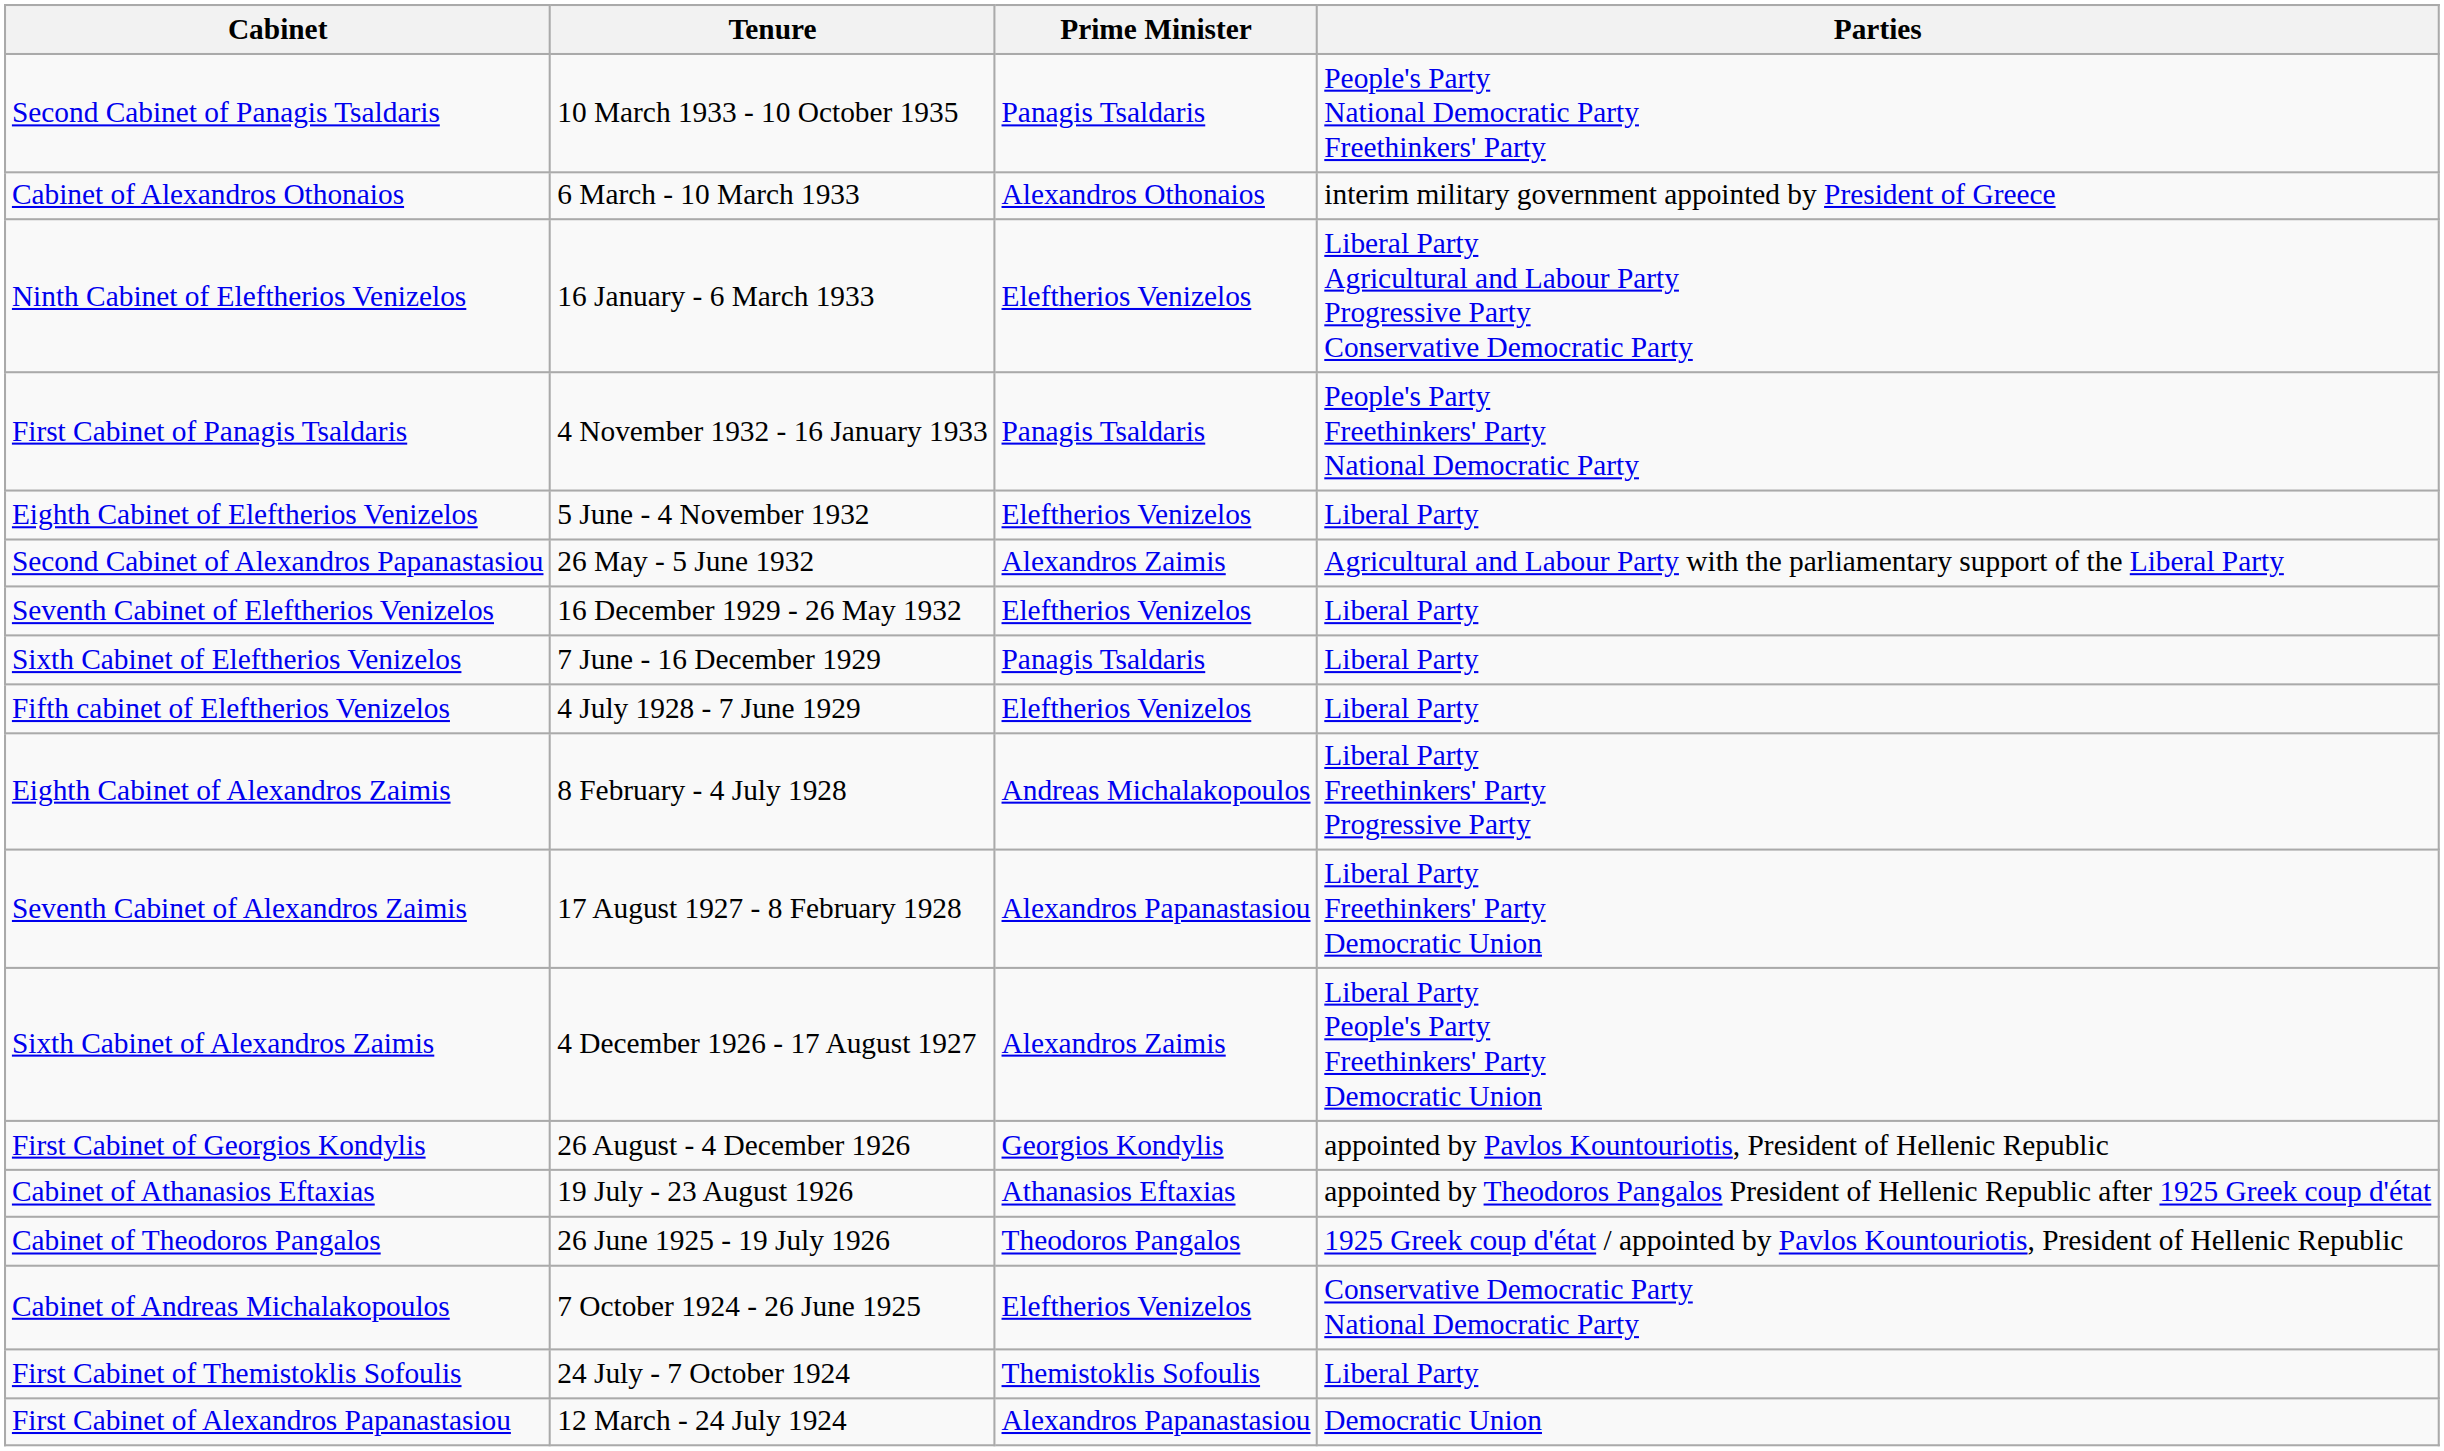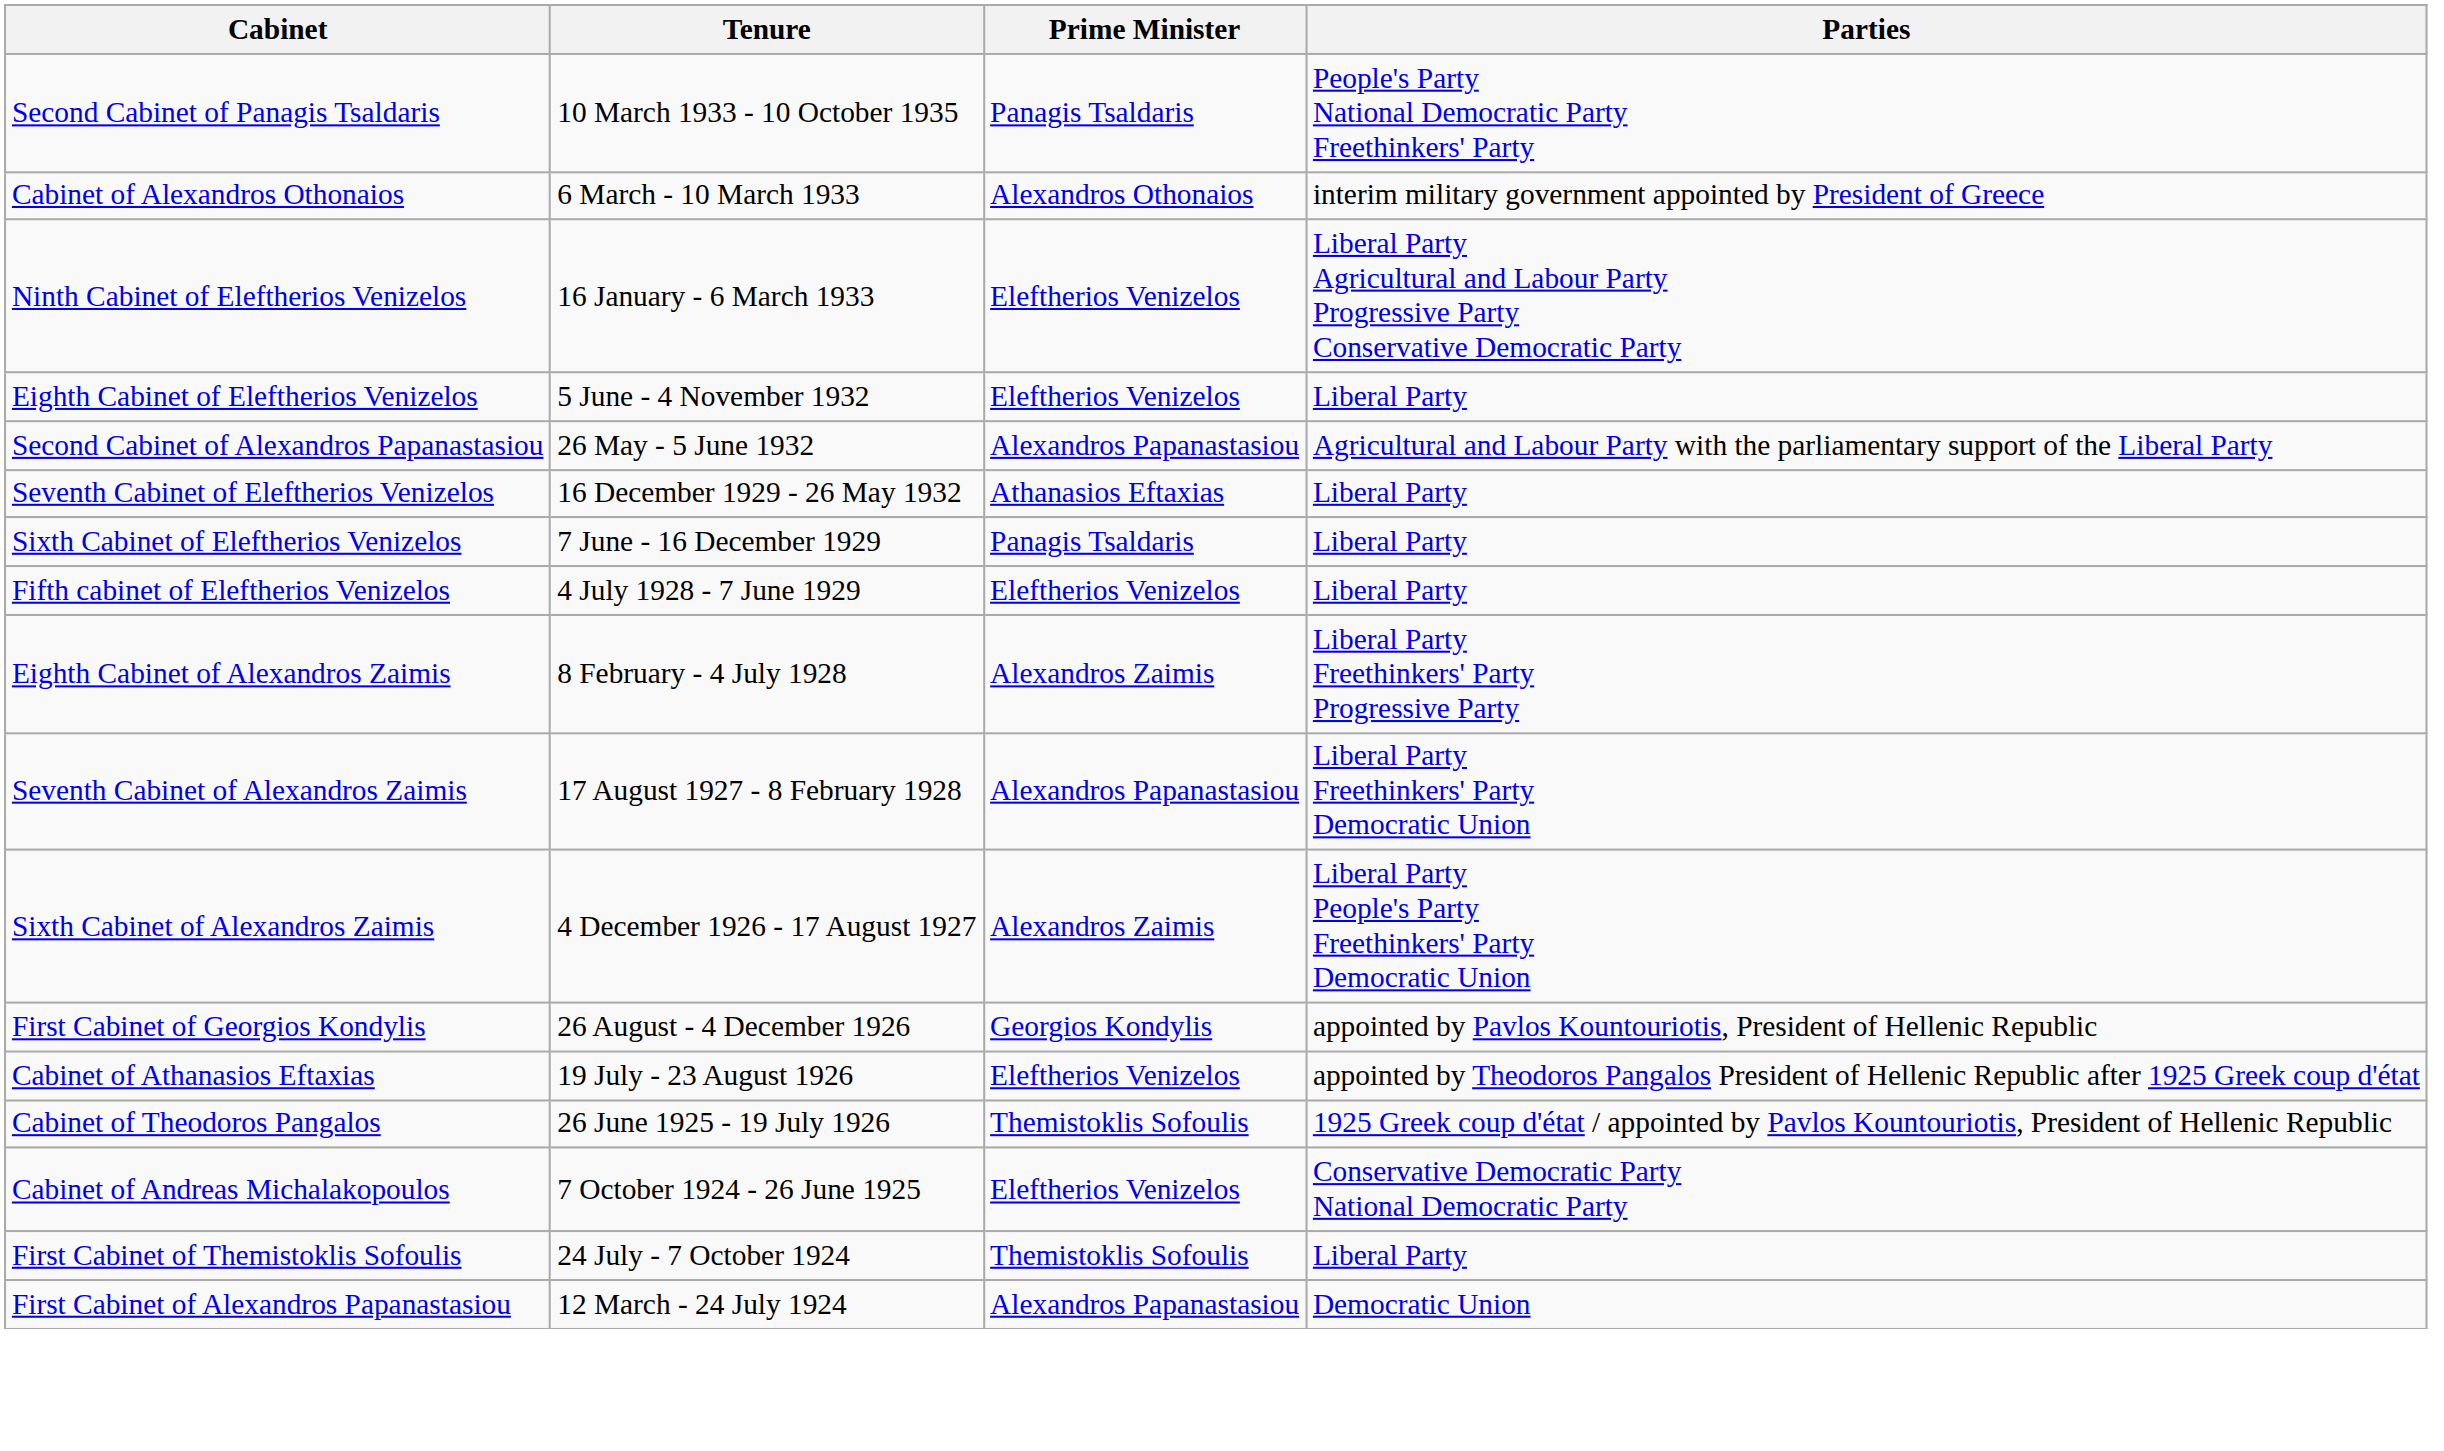- row: (210, 430)
(1114, 562) Alexandros Zaimis -> (1145, 444) Alexandros Papanastasiou
(1126, 611) Eleftherios Venizelos -> (1107, 493) Athanasios Eftaxias
(1156, 791) Andreas Michalakopoulos -> (1102, 673) Alexandros Zaimis
(1119, 1192) Athanasios Eftaxias -> (1115, 1075) Eleftherios Venizelos
(1121, 1241) Theodoros Pangalos -> (1119, 1123) Themistoklis Sofoulis
